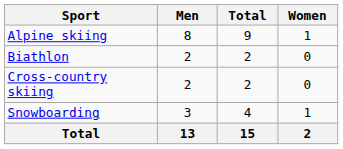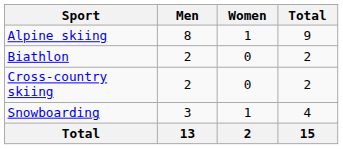columns swapped: (307, 15) <-> (247, 15)
